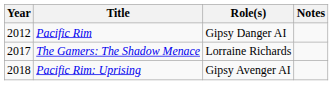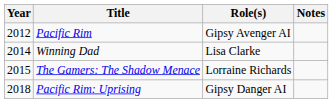(246, 32) Gipsy Danger AI -> (248, 32) Gipsy Avenger AI
+ row: (68, 51)
(19, 51) 2017 -> (19, 70) 2015
(248, 70) Gipsy Avenger AI -> (246, 88) Gipsy Danger AI
